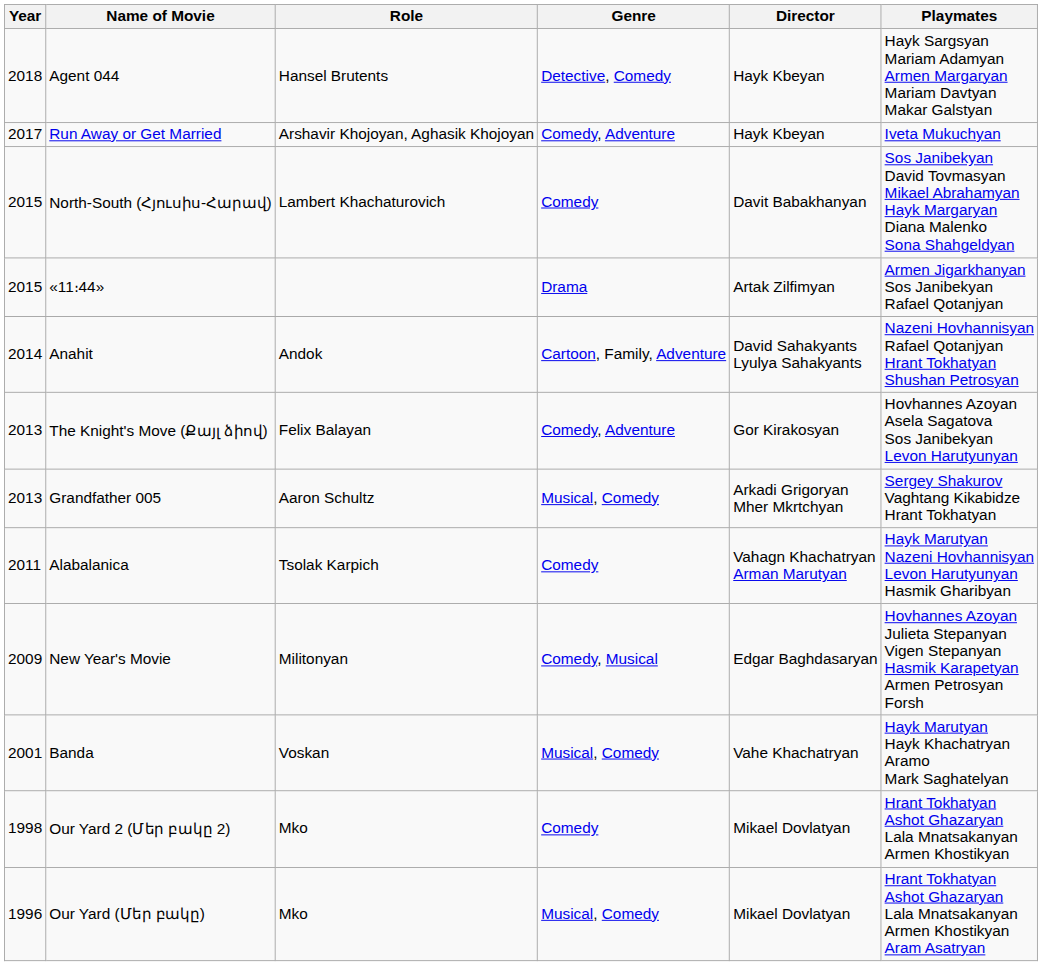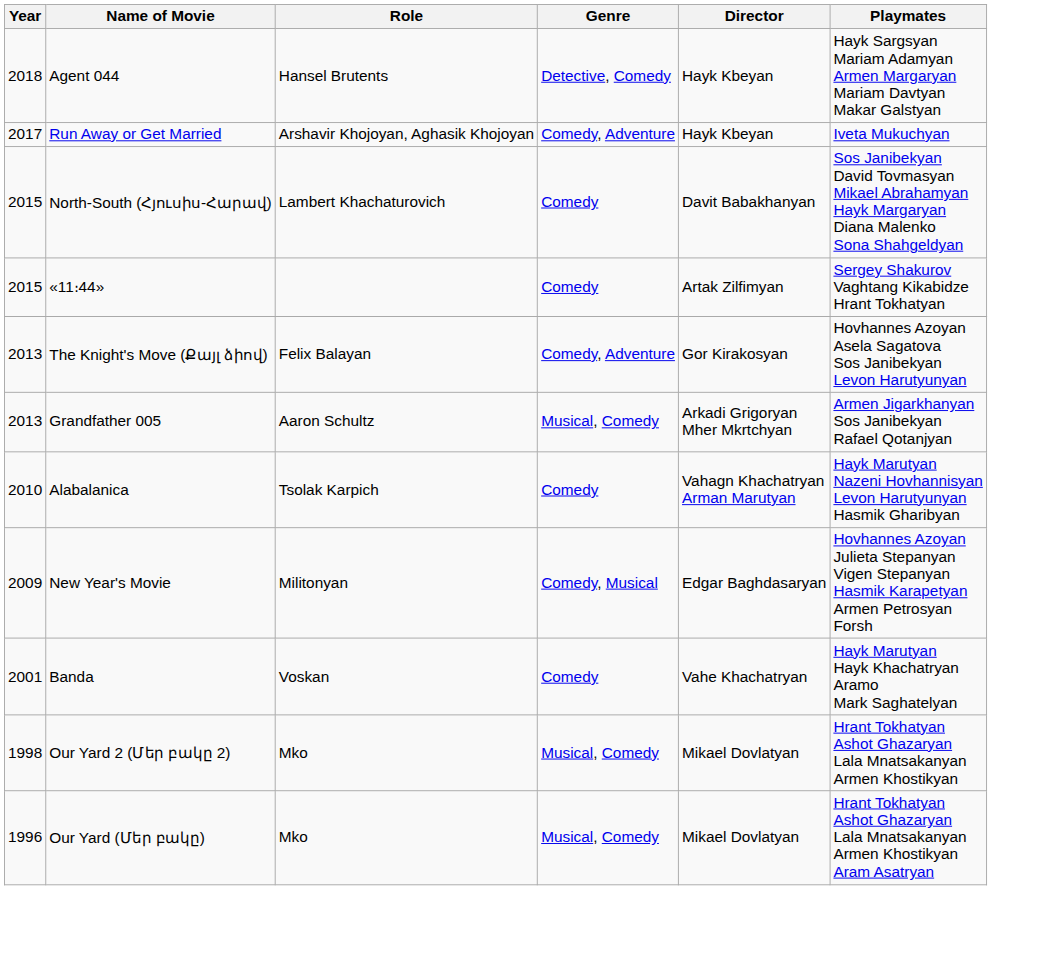(564, 286) Drama -> (570, 286) Comedy
(955, 286) Armen Jigarkhanyan Sos Janibekyan Rafael Qotanjyan -> (901, 286) Sergey Shakurov Vaghtang Kikabidze Hrant Tokhatyan
- row: (71, 354)
(952, 498) Sergey Shakurov Vaghtang Kikabidze Hrant Tokhatyan -> (904, 422) Armen Jigarkhanyan Sos Janibekyan Rafael Qotanjyan
(25, 565) 2011 -> (25, 489) 2010
(600, 752) Musical, Comedy -> (570, 676) Comedy
(570, 828) Comedy -> (600, 752) Musical, Comedy
